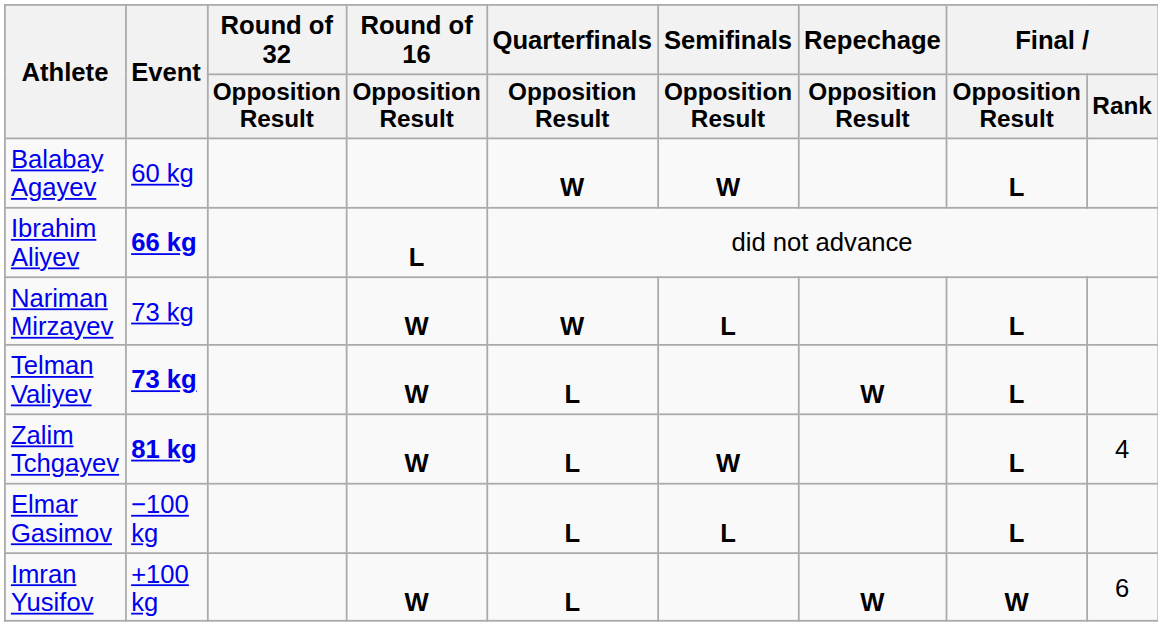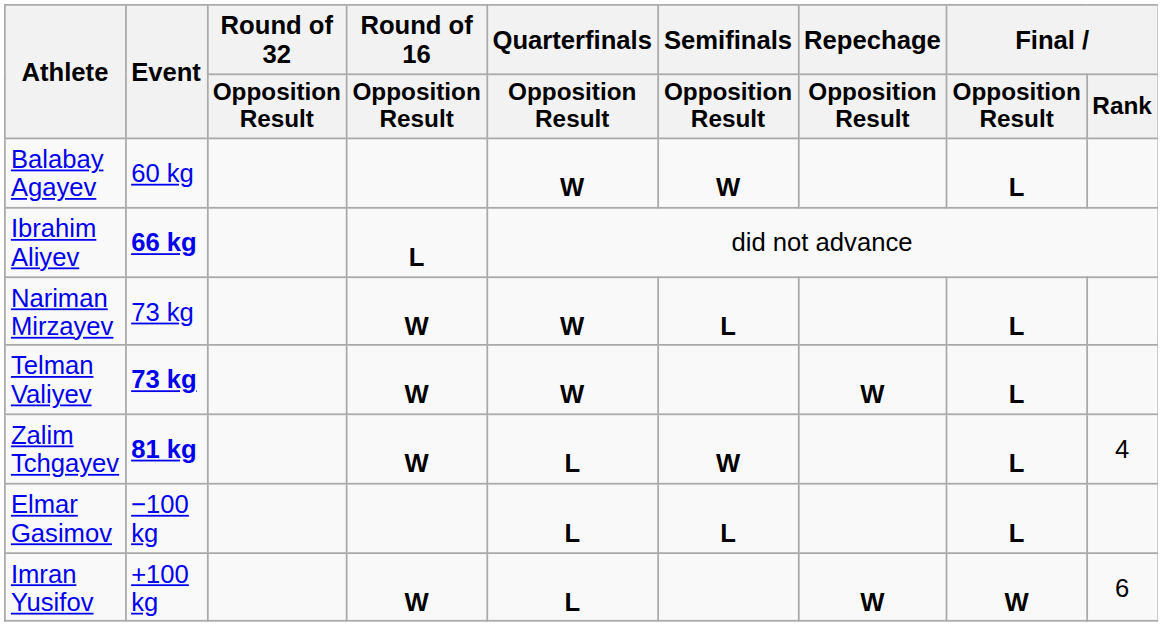(572, 395) L -> (572, 395) W
